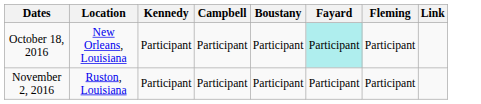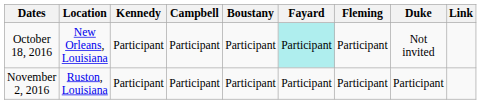+ column: (418, 13)
